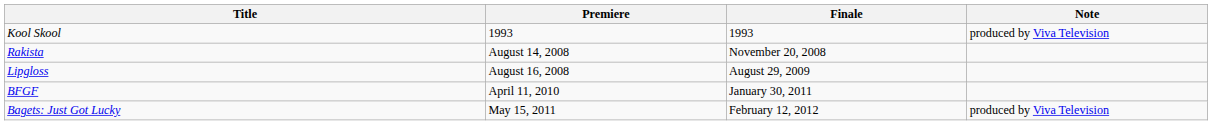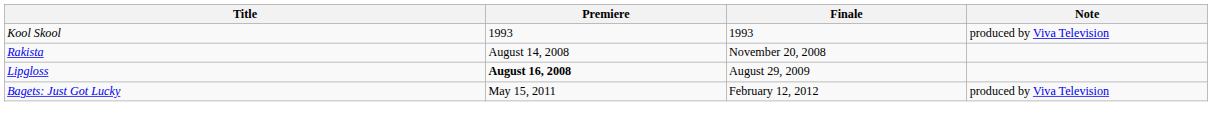(529, 71) normal -> (530, 71) bold
- row: (23, 91)
